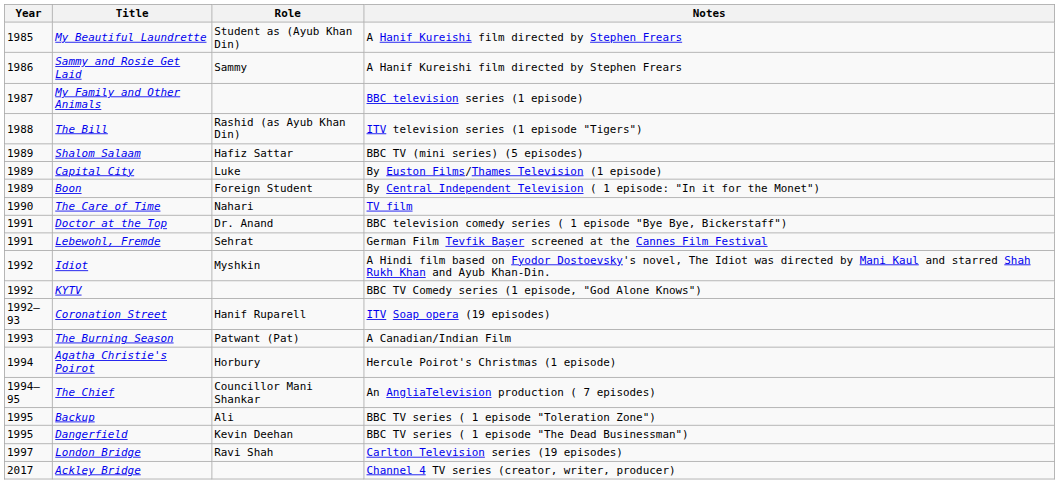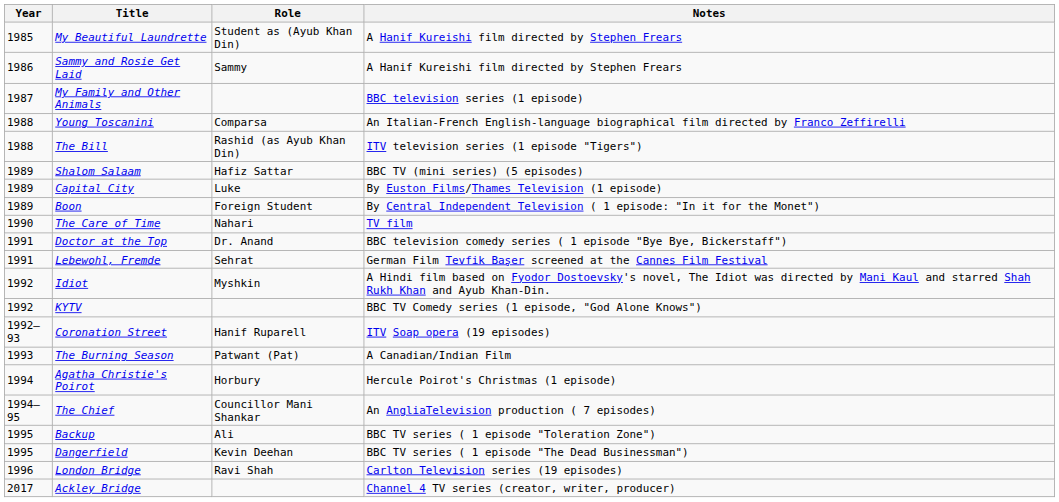+ row: (105, 122)
(20, 452) 1997 -> (20, 470) 1996
